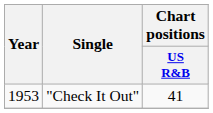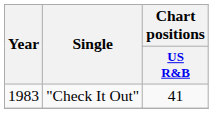(24, 96) 1953 -> (24, 96) 1983
